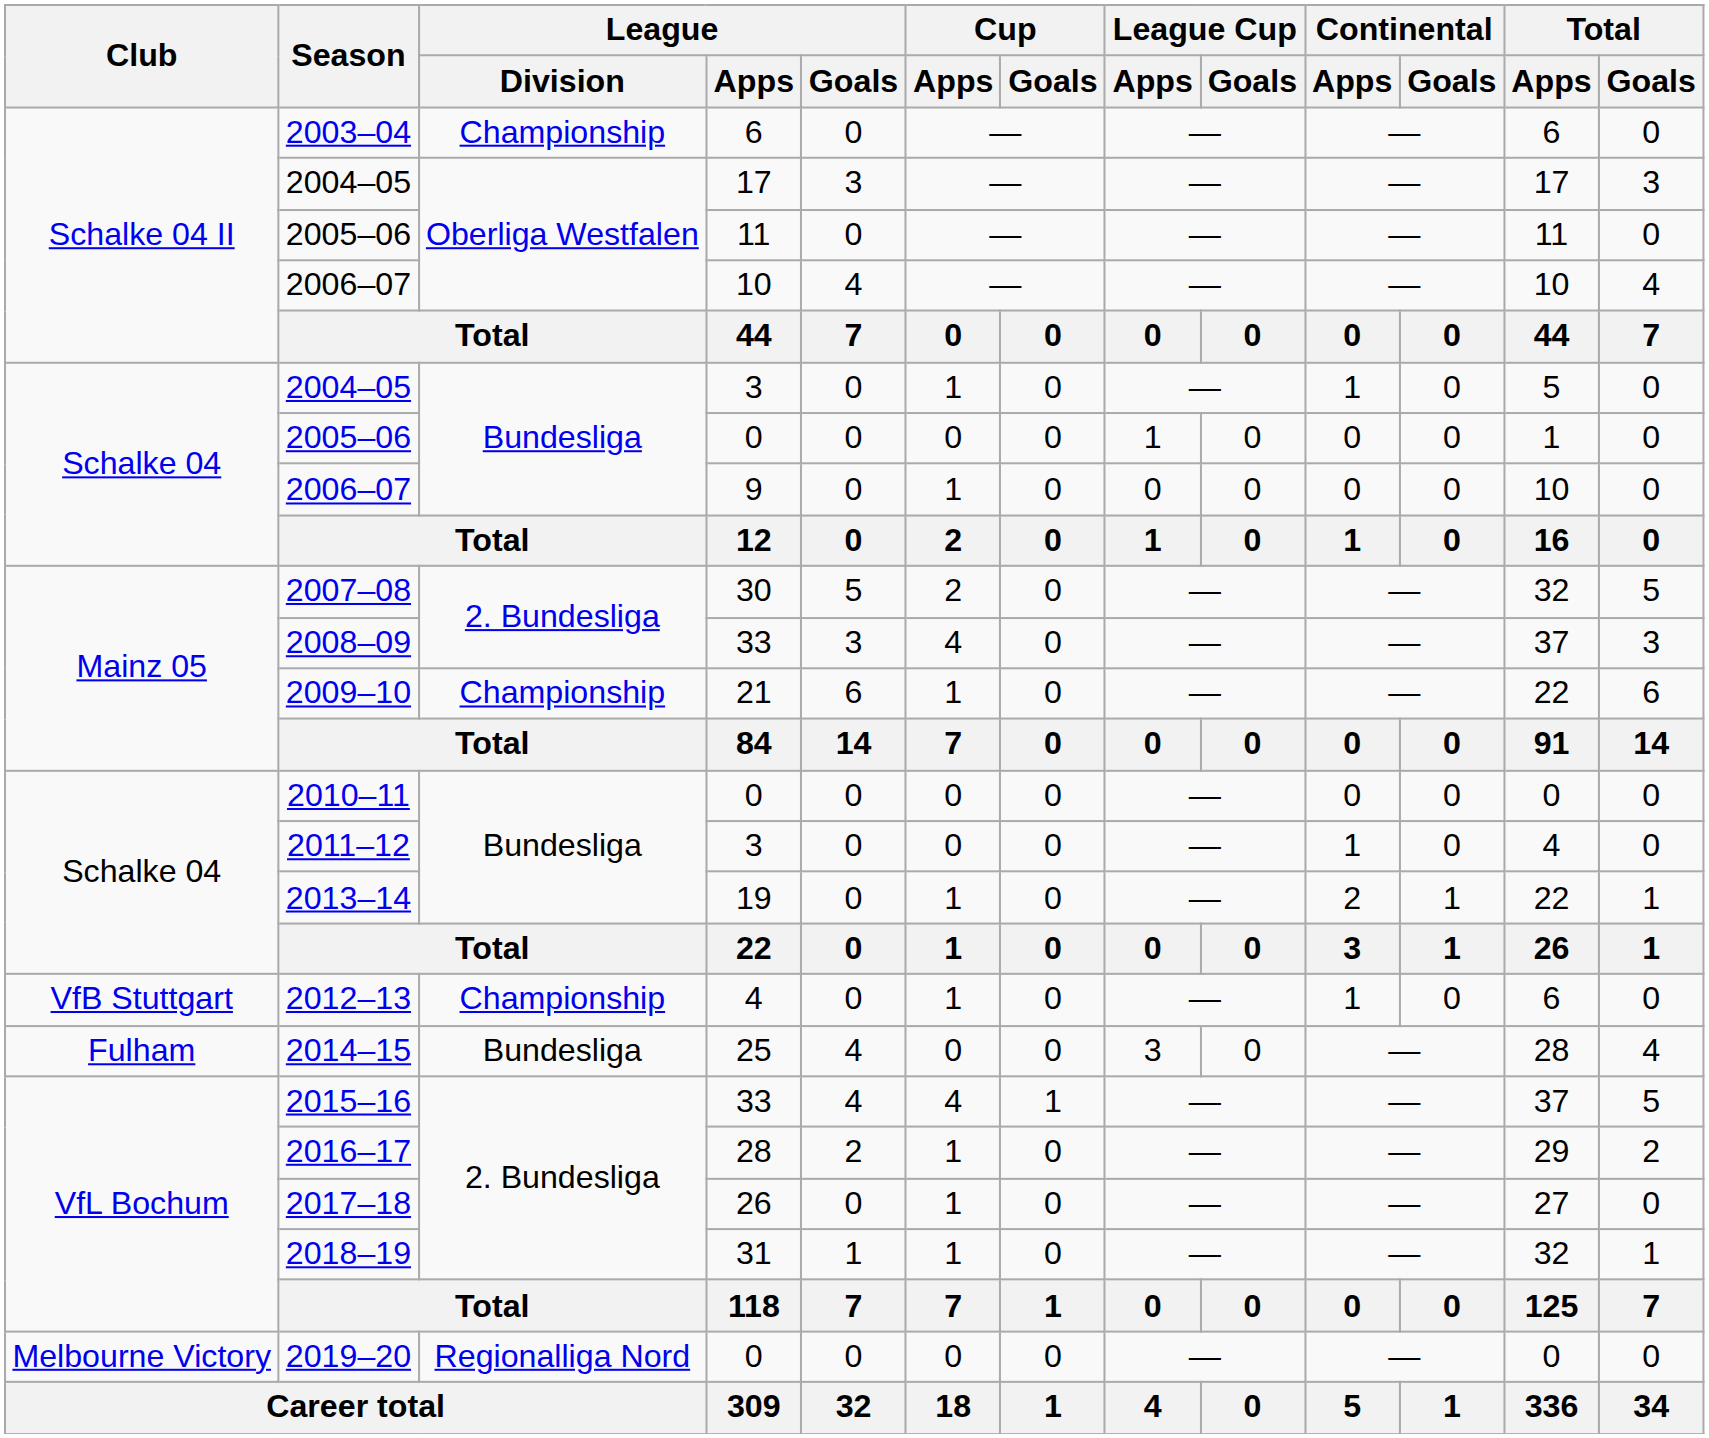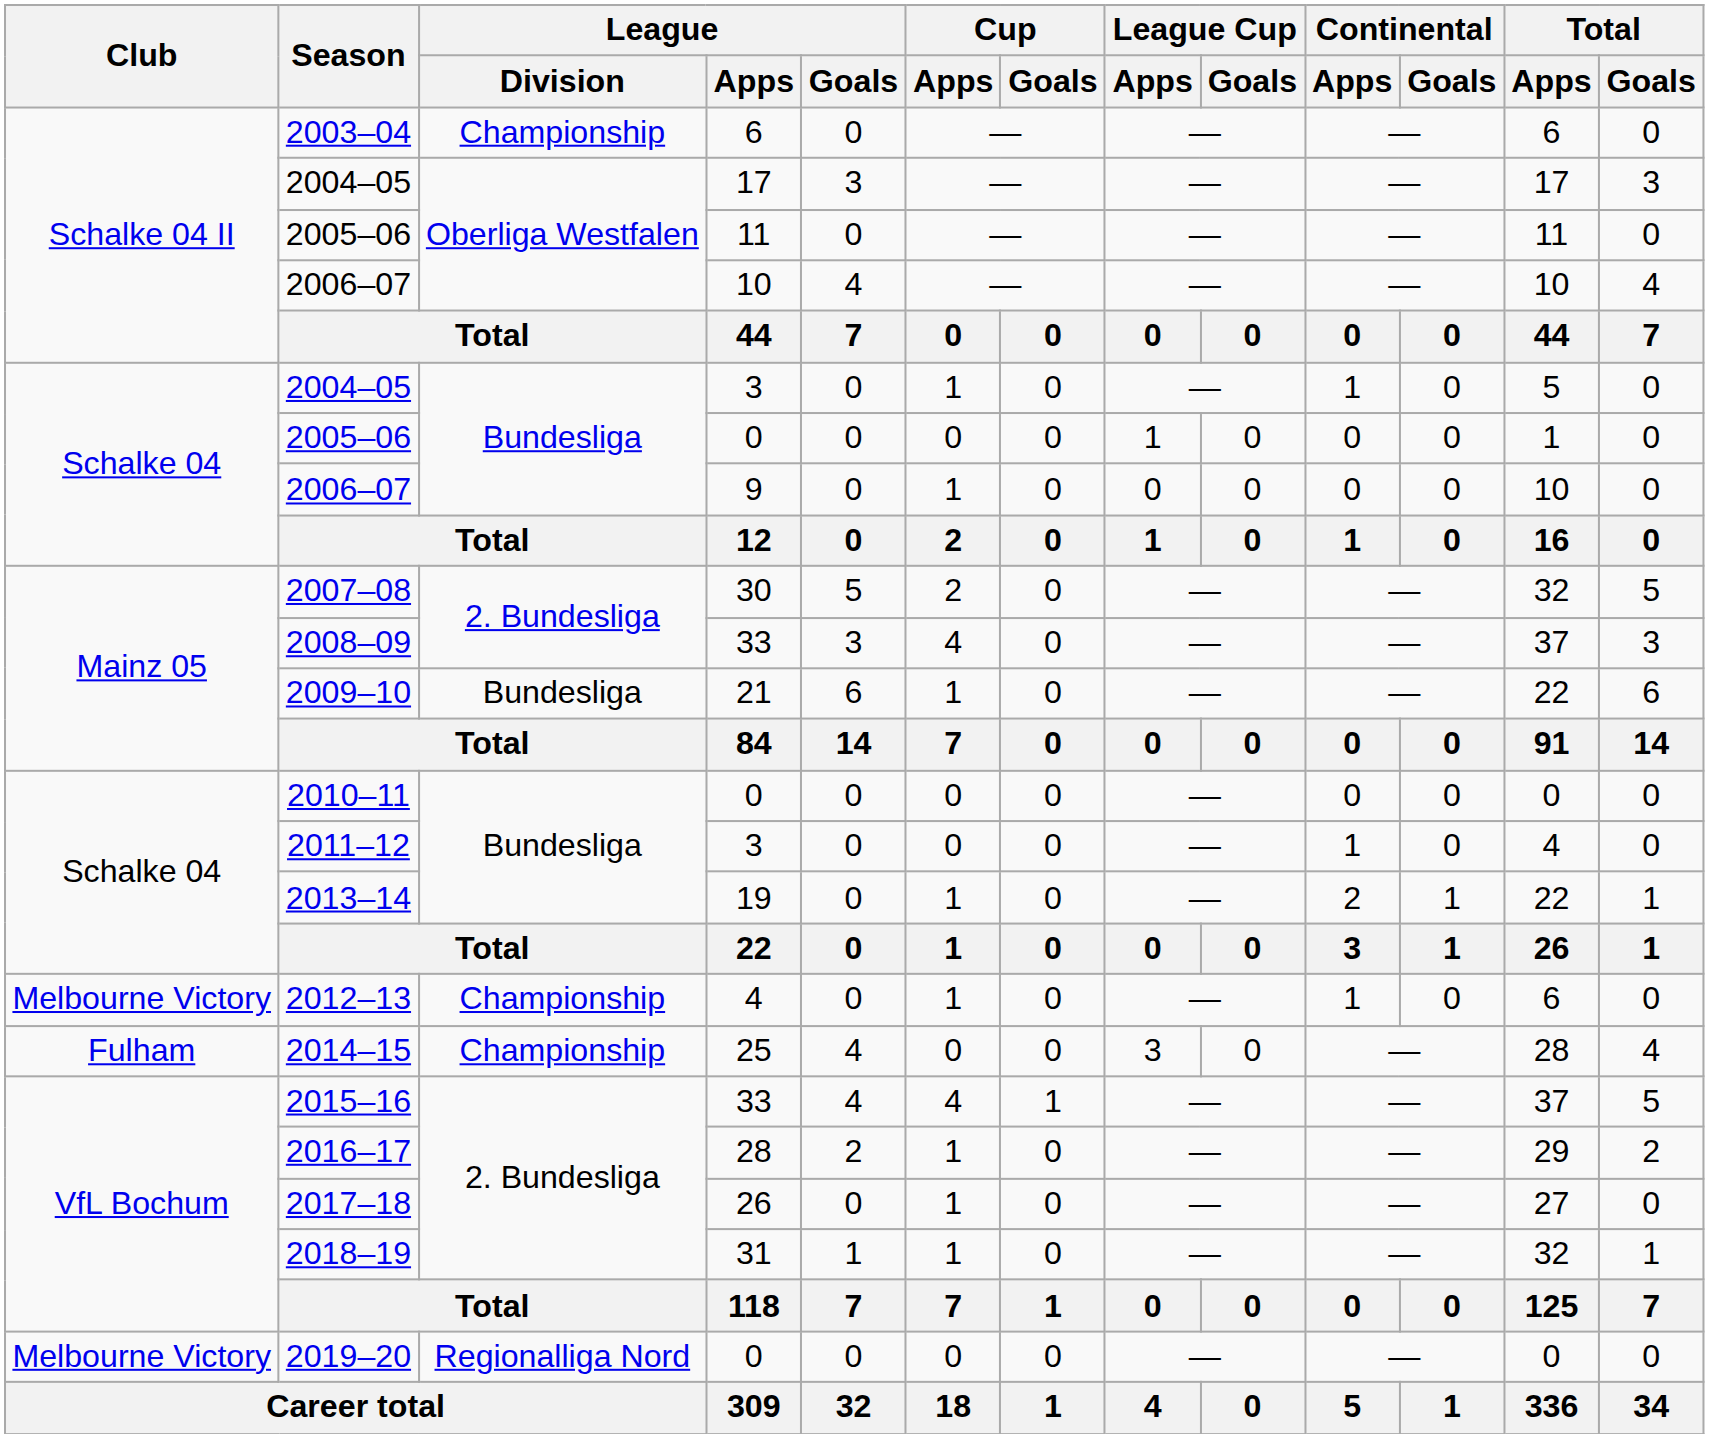(562, 693) Championship -> (562, 693) Bundesliga
(142, 999) VfB Stuttgart -> (142, 999) Melbourne Victory
(562, 1050) Bundesliga -> (562, 1050) Championship
